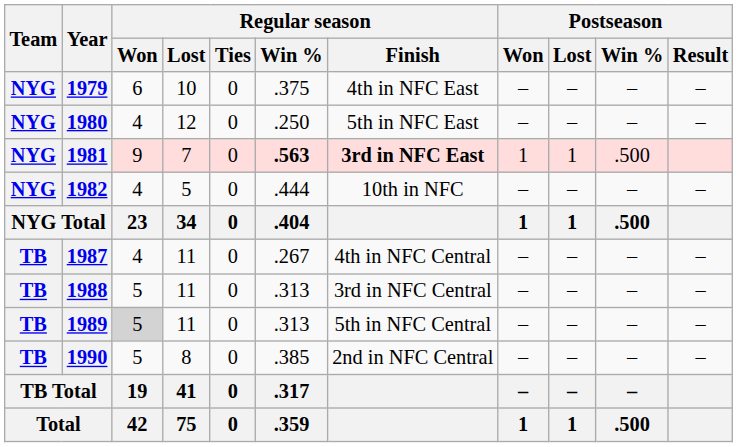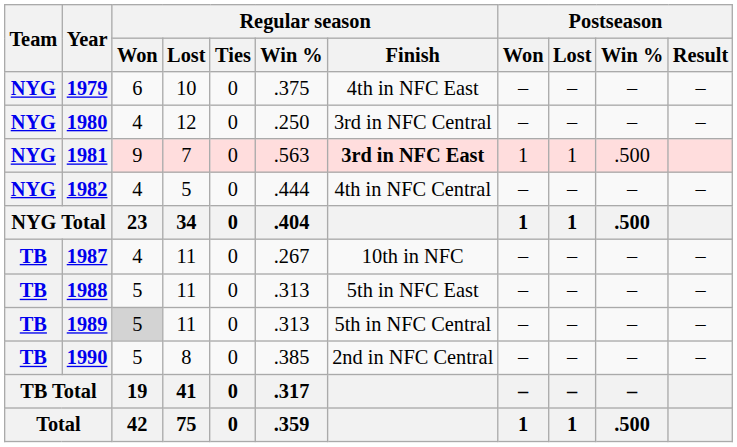(413, 122) 5th in NFC East -> (413, 122) 3rd in NFC Central
(292, 155) bold -> (292, 155) normal
(413, 189) 10th in NFC -> (413, 189) 4th in NFC Central
(413, 256) 4th in NFC Central -> (413, 256) 10th in NFC
(413, 290) 3rd in NFC Central -> (413, 290) 5th in NFC East
